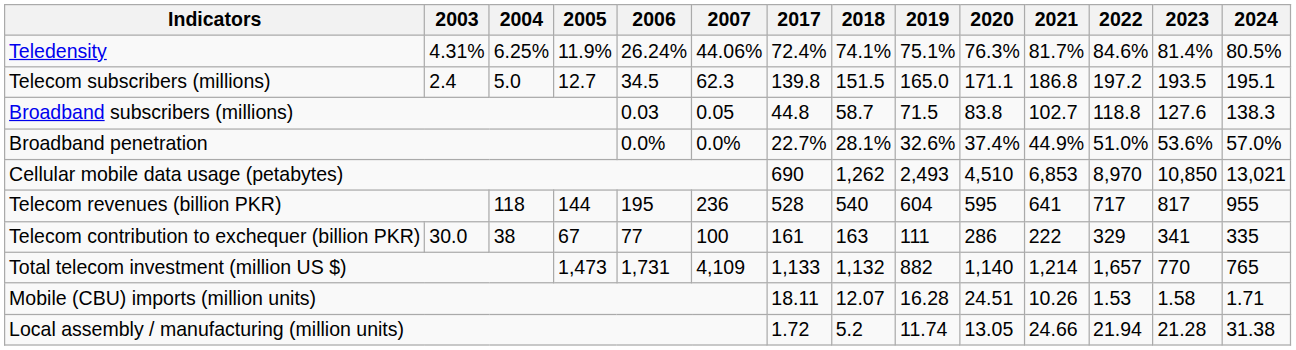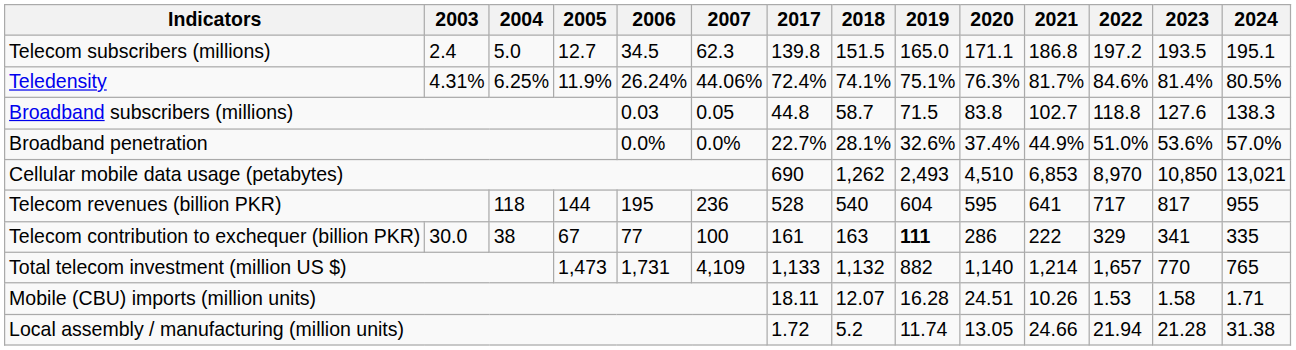rows swapped: (58, 50) <-> (140, 81)
(915, 236) normal -> (915, 236) bold
